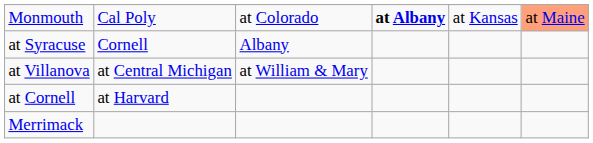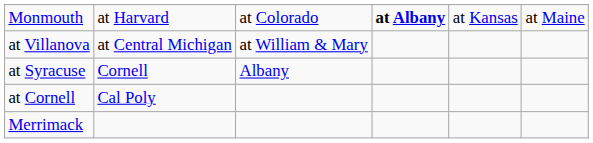(127, 17) Cal Poly -> (133, 17) at Harvard
(555, 17) lightsalmon background -> (555, 17) no background
rows swapped: (49, 71) <-> (47, 44)
(133, 97) at Harvard -> (127, 97) Cal Poly
